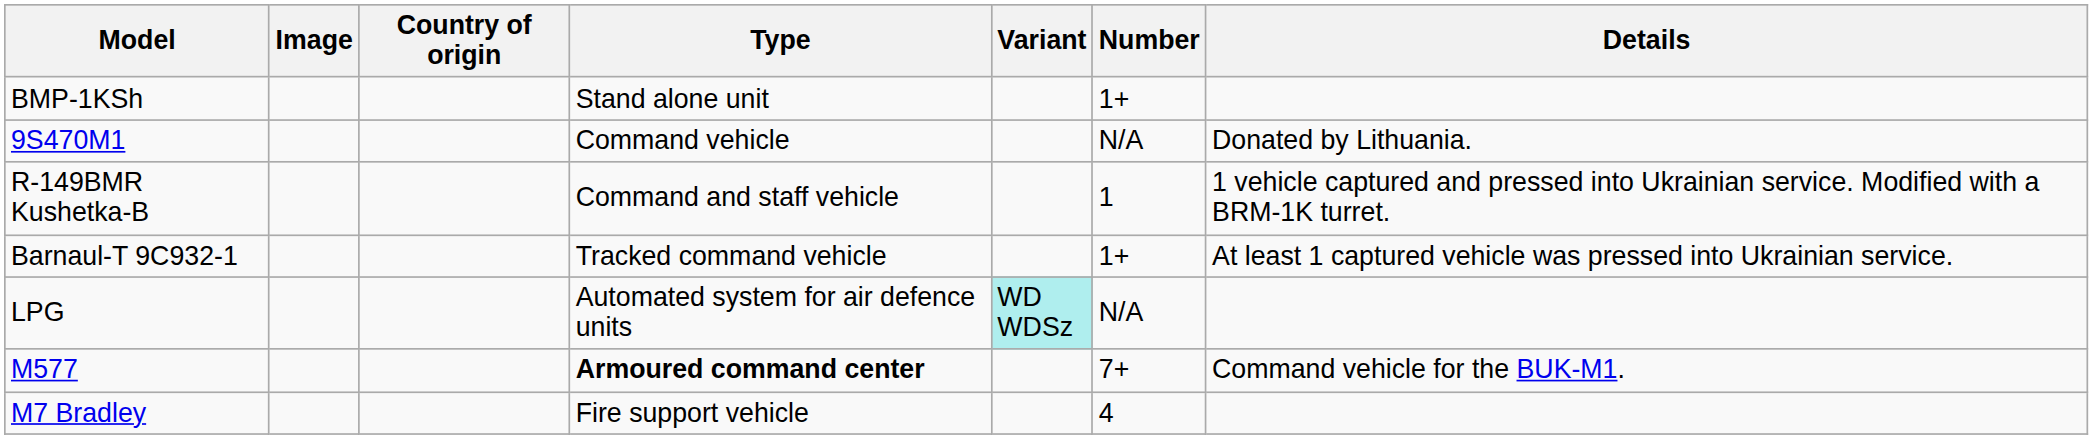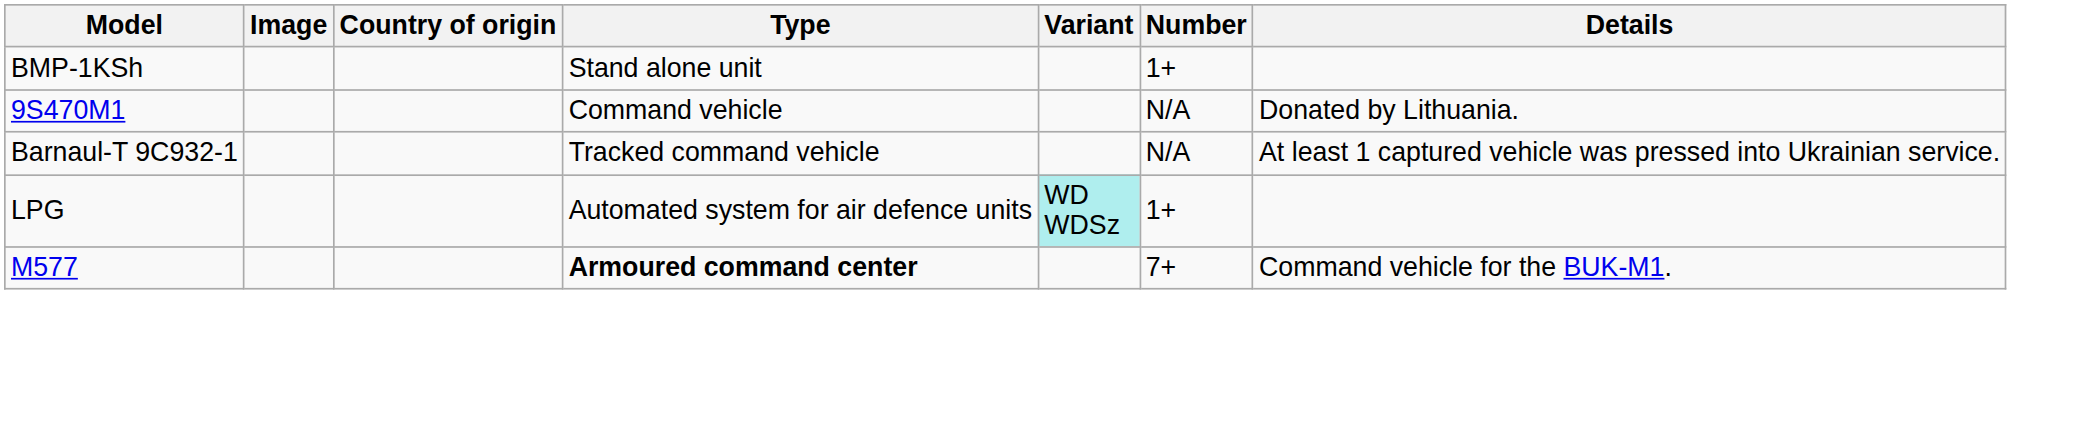- row: (80, 197)
(1114, 255) 1+ -> (1168, 152) N/A
(1121, 312) N/A -> (1161, 210) 1+
- row: (79, 412)
